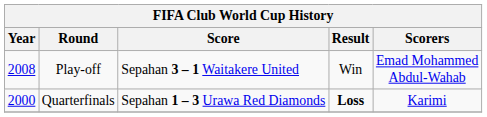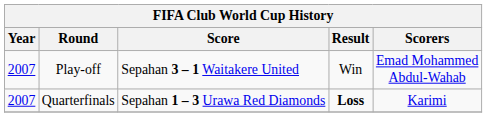(22, 70) 2008 -> (22, 70) 2007
(22, 101) 2000 -> (22, 101) 2007
